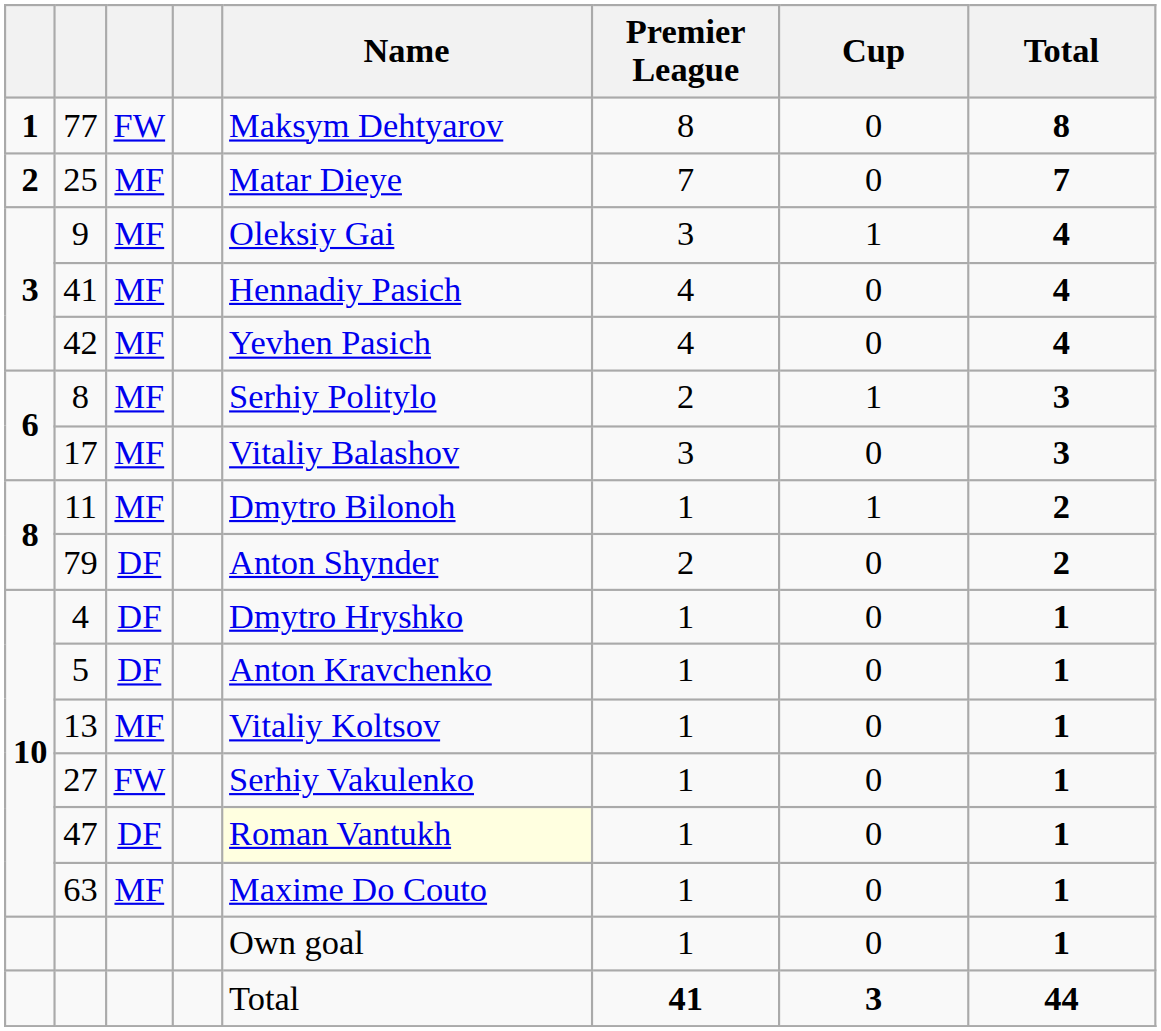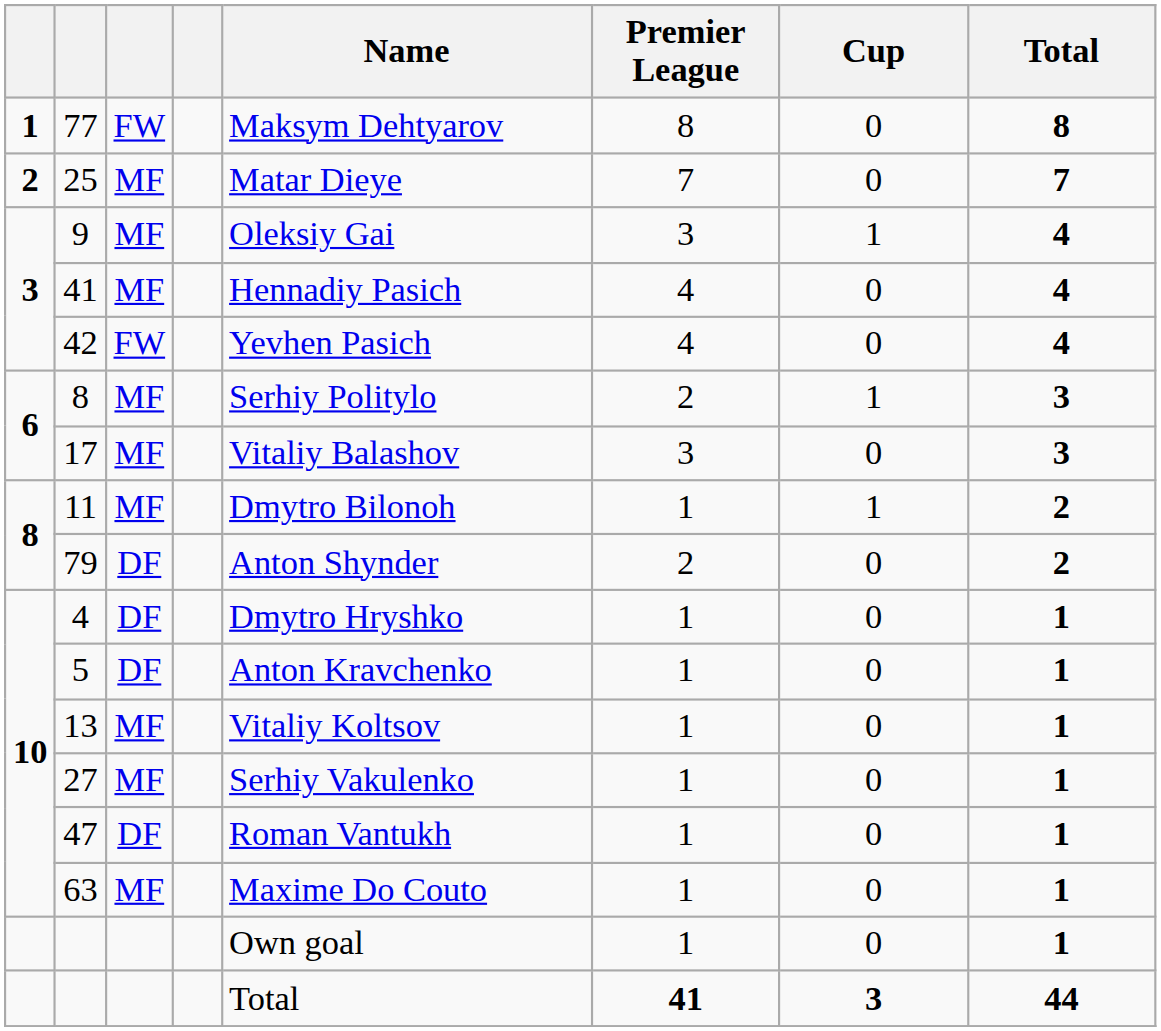(139, 343) MF -> (139, 343) FW
(139, 779) FW -> (139, 779) MF
(340, 834) lightyellow background -> (340, 834) no background
